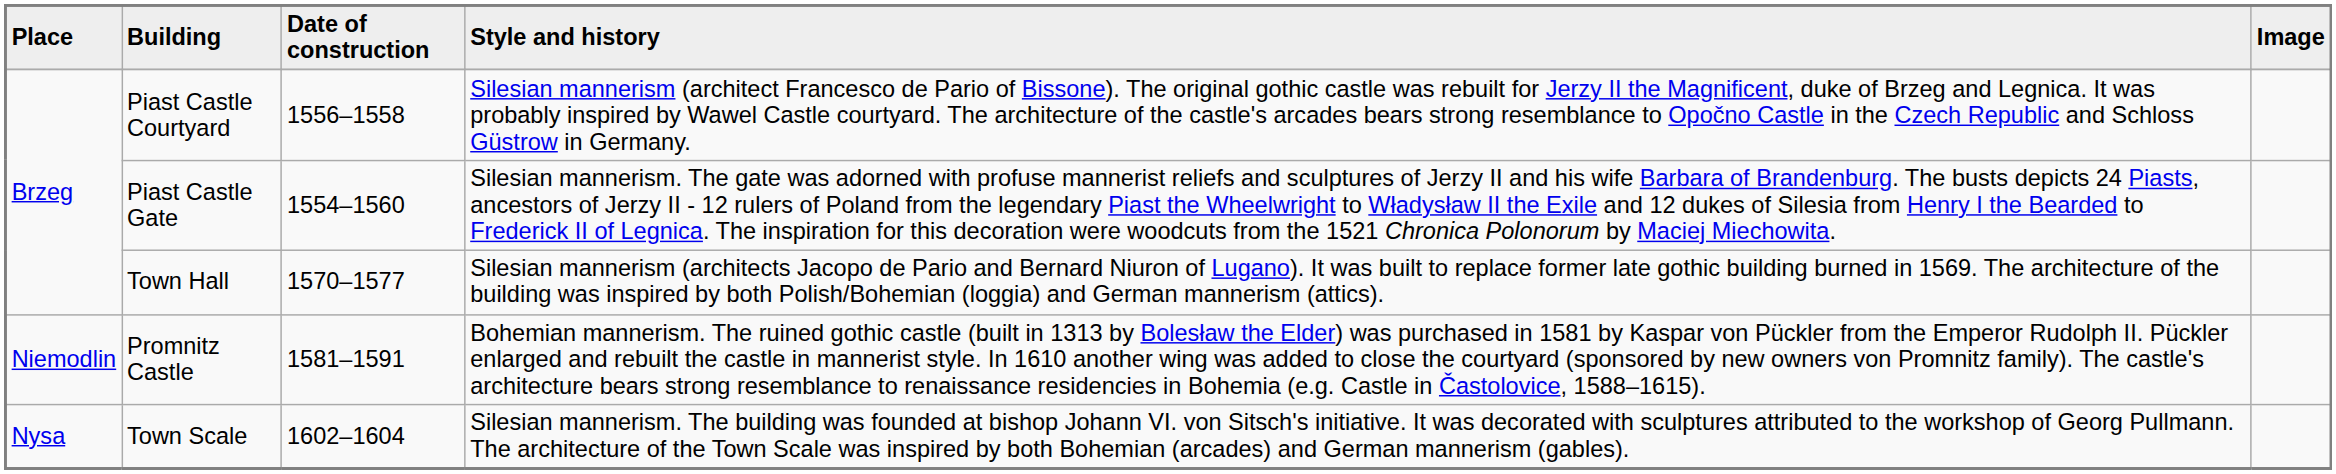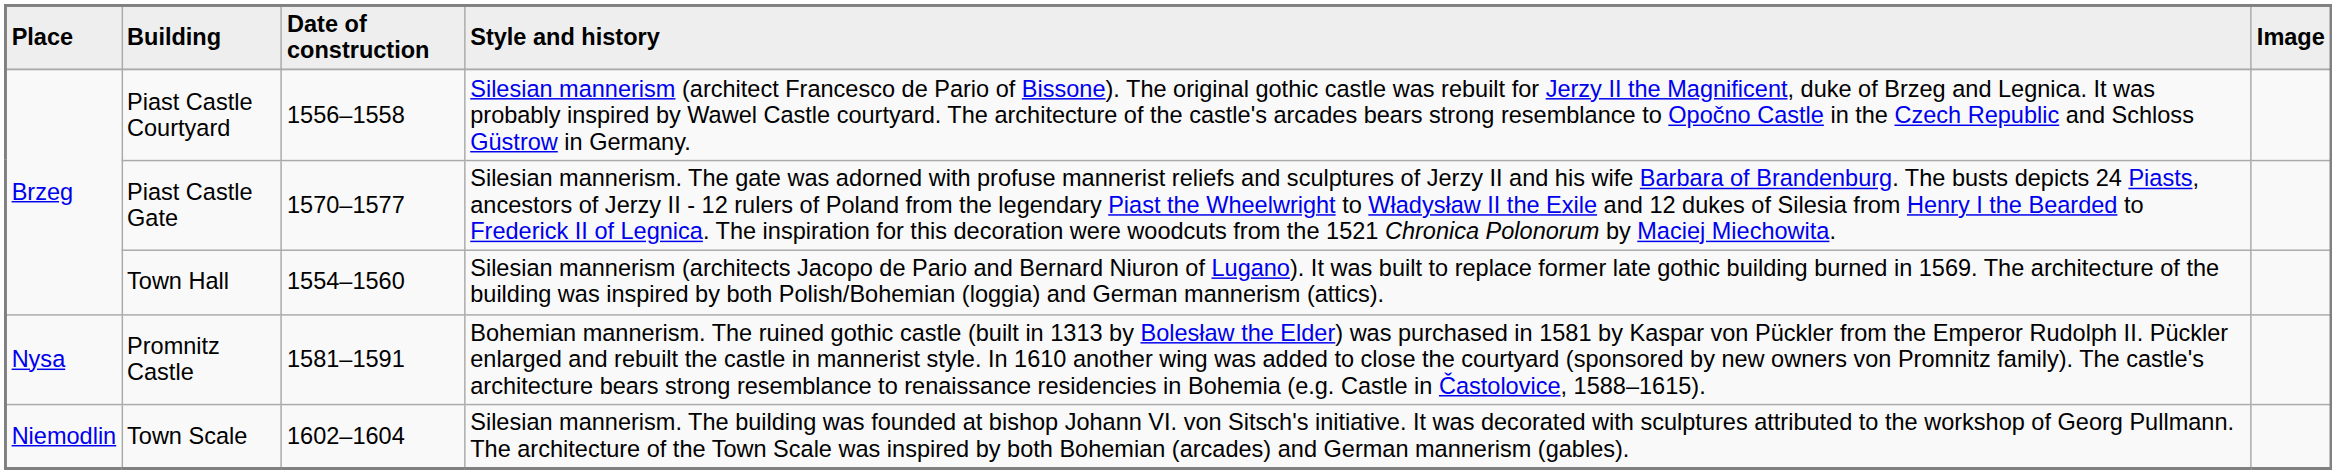(346, 205) 1554–1560 -> (346, 205) 1570–1577
(346, 282) 1570–1577 -> (346, 282) 1554–1560
(64, 359) Niemodlin -> (38, 359) Nysa
(38, 436) Nysa -> (64, 436) Niemodlin
